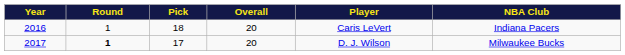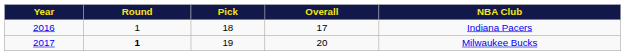- column: (364, 12)
(251, 27) 20 -> (322, 27) 17
(178, 43) 17 -> (228, 43) 19
